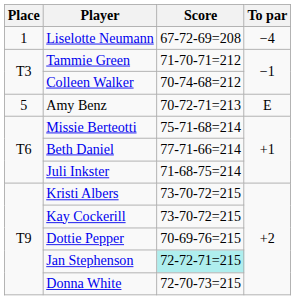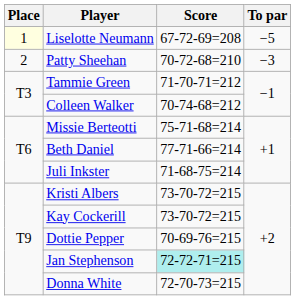(24, 37) no background -> (24, 37) lightyellow background
(267, 37) −4 -> (267, 37) −5
+ row: (86, 60)
- row: (77, 104)
